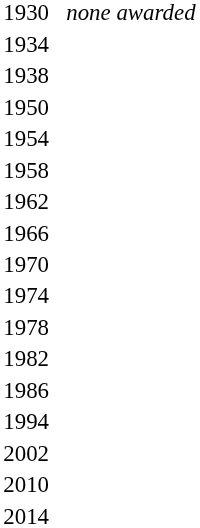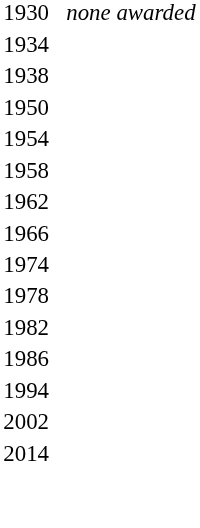- row: (26, 264)
- row: (26, 484)
